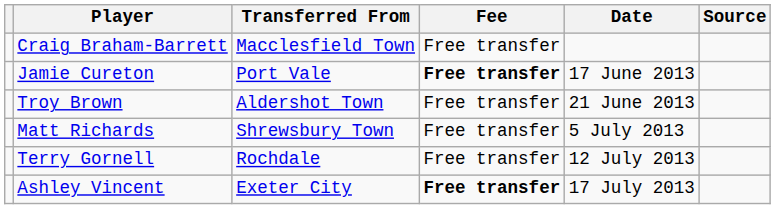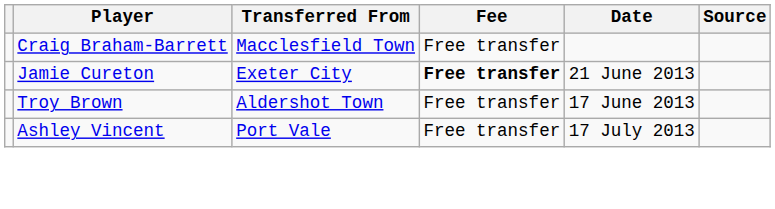(284, 76) Port Vale -> (294, 76) Exeter City
(632, 76) 17 June 2013 -> (632, 76) 21 June 2013
(632, 104) 21 June 2013 -> (632, 104) 17 June 2013
- row: (86, 132)
- row: (86, 161)
(294, 189) Exeter City -> (284, 132) Port Vale
(492, 189) bold -> (492, 132) normal
